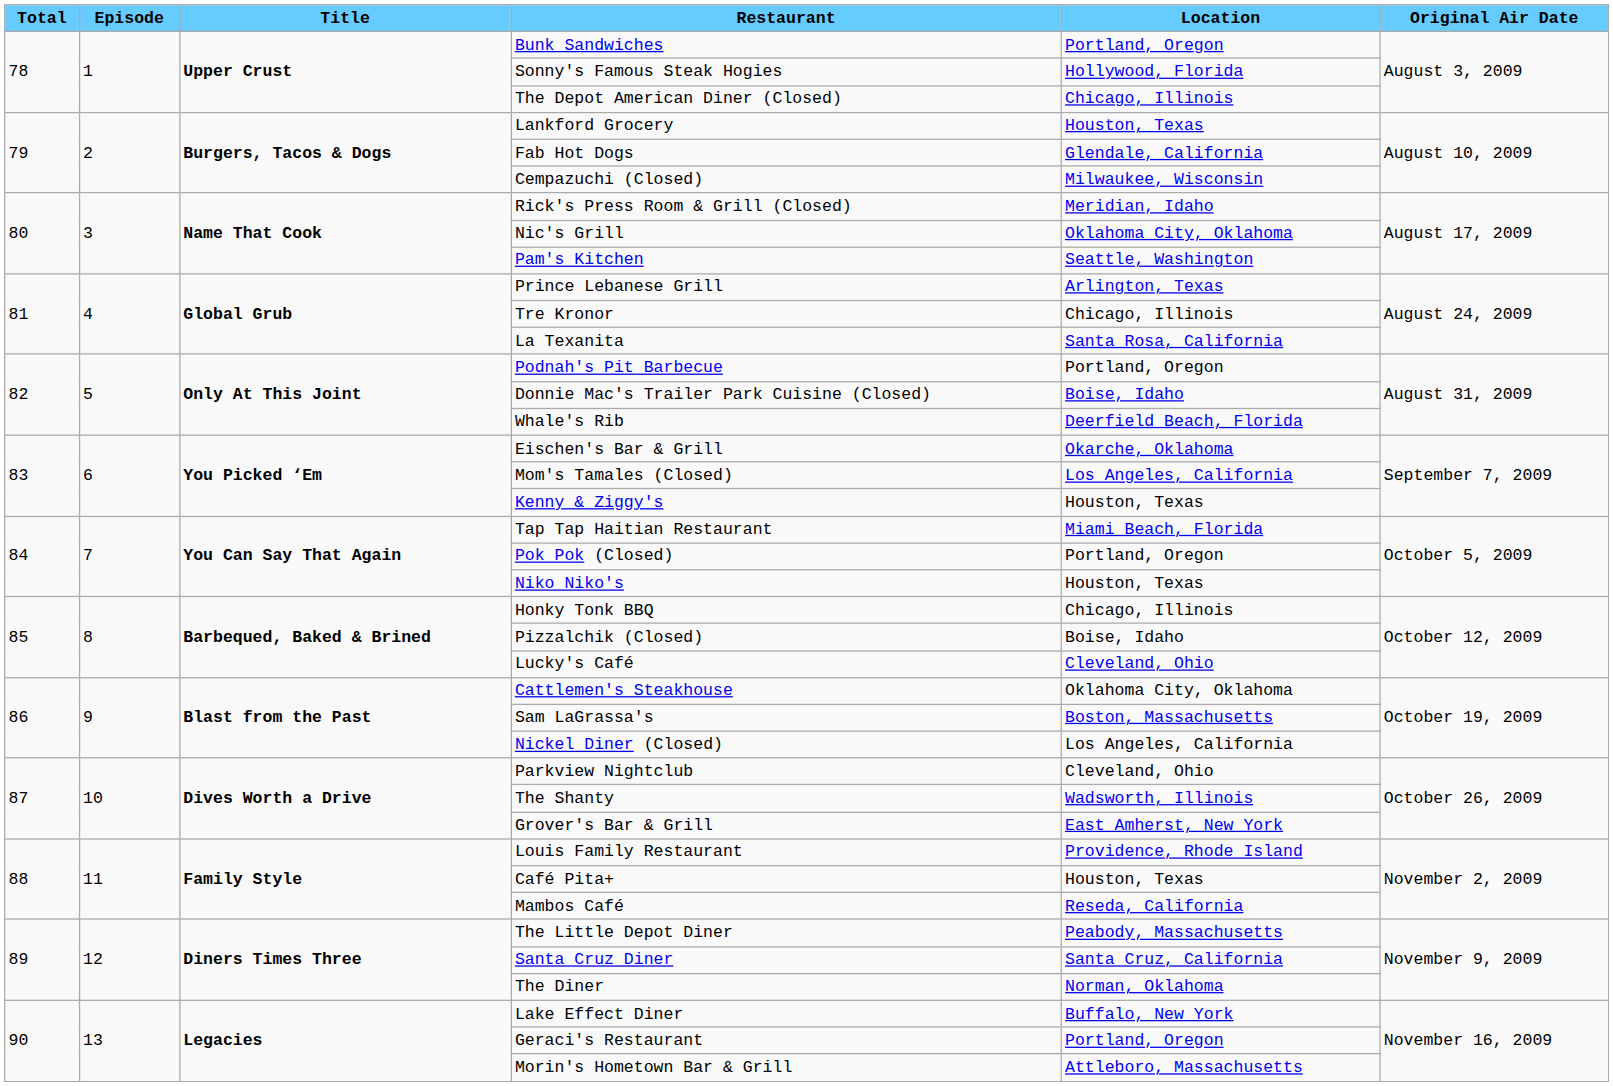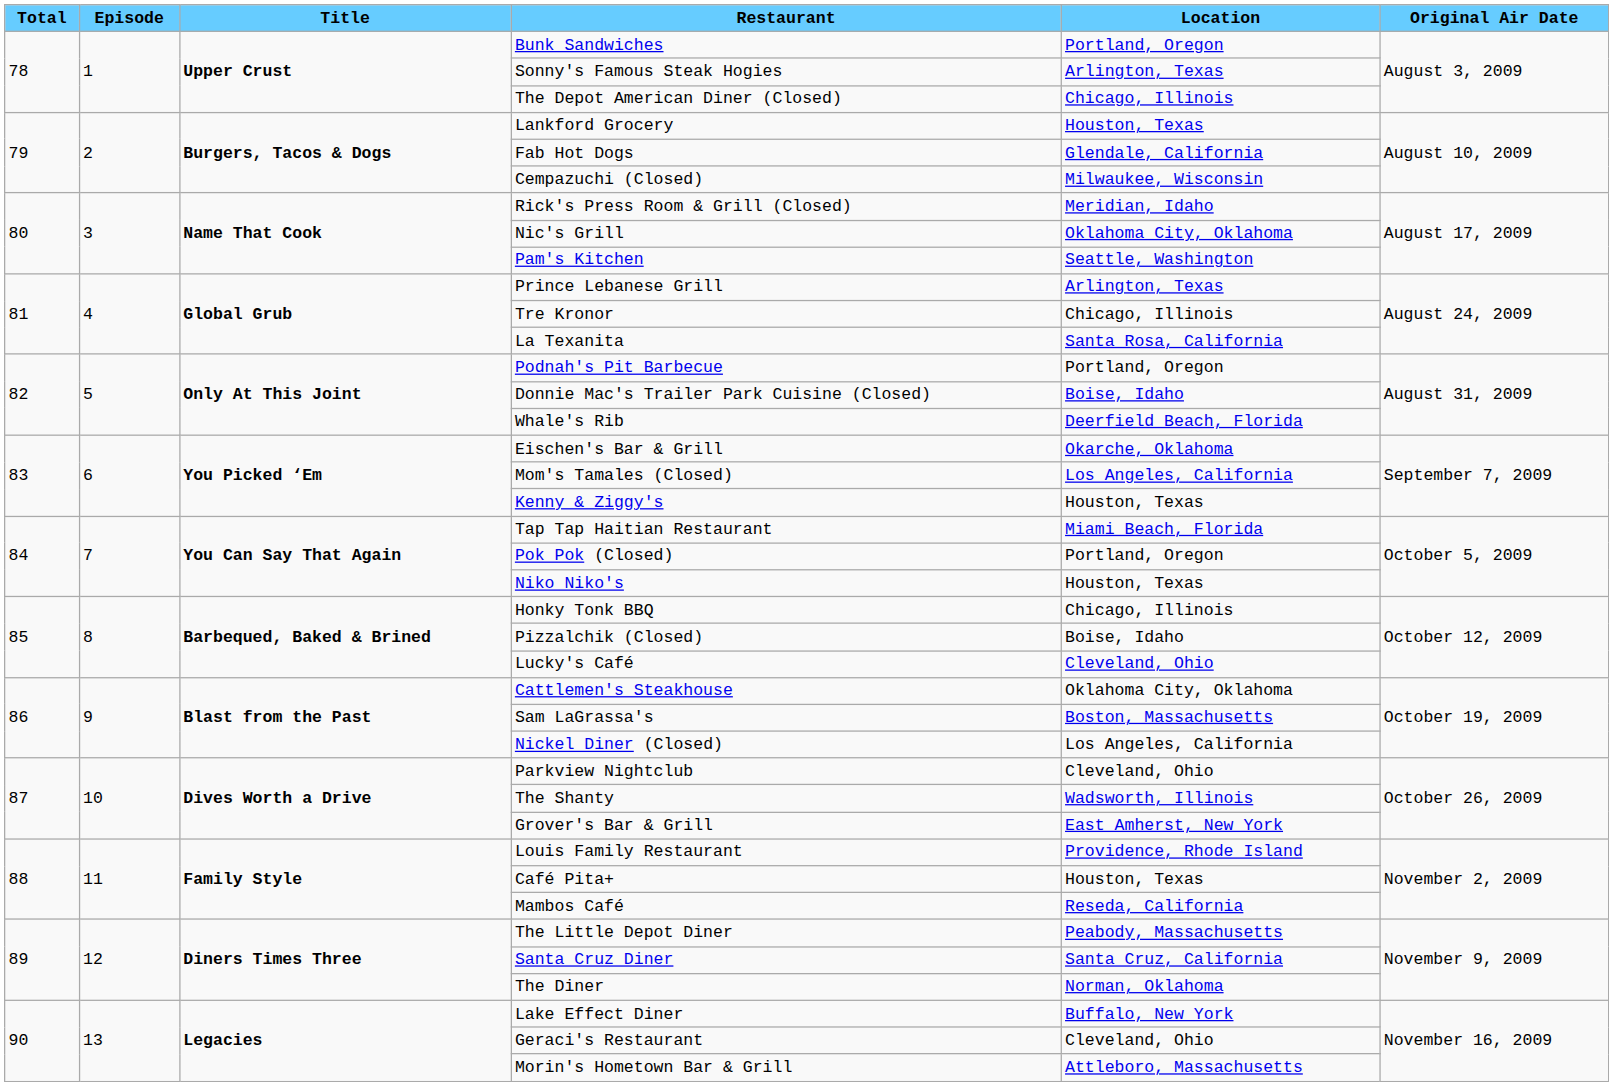(1154, 72) Hollywood, Florida -> (1144, 72) Arlington, Texas
(1144, 1041) Portland, Oregon -> (1139, 1041) Cleveland, Ohio
